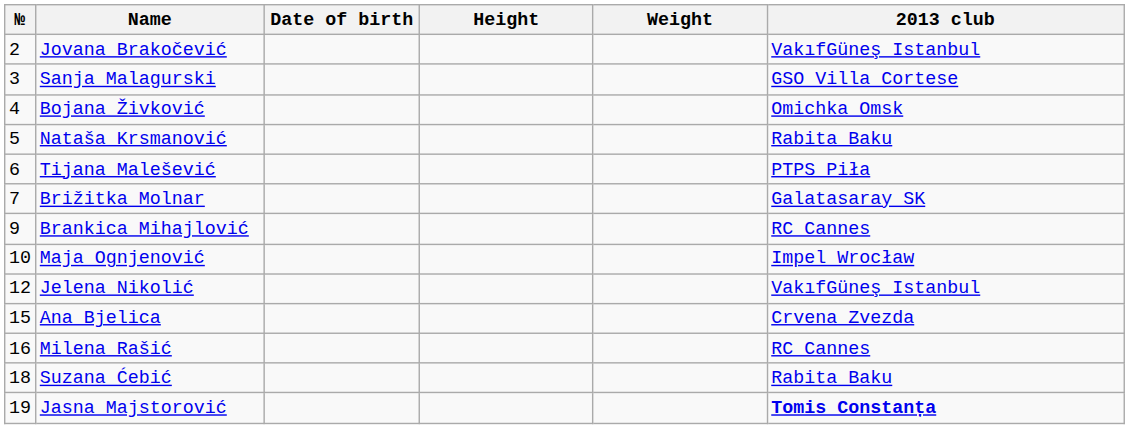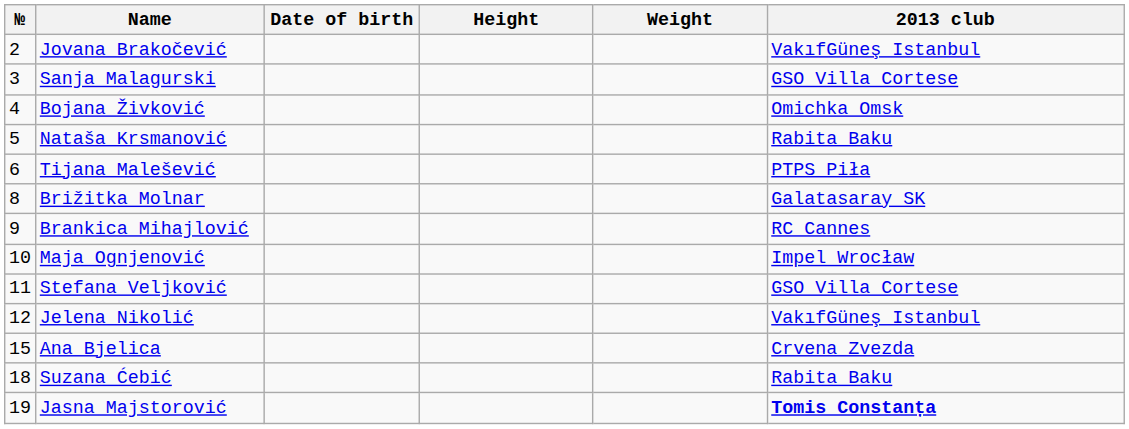(15, 199) 7 -> (15, 199) 8
+ row: (133, 289)
- row: (106, 348)
